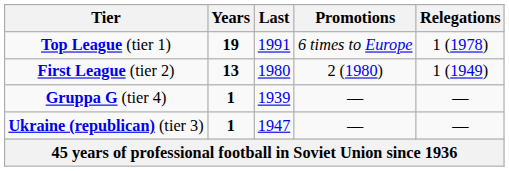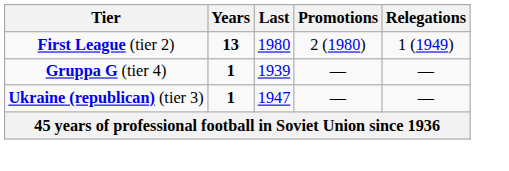- row: (106, 45)
